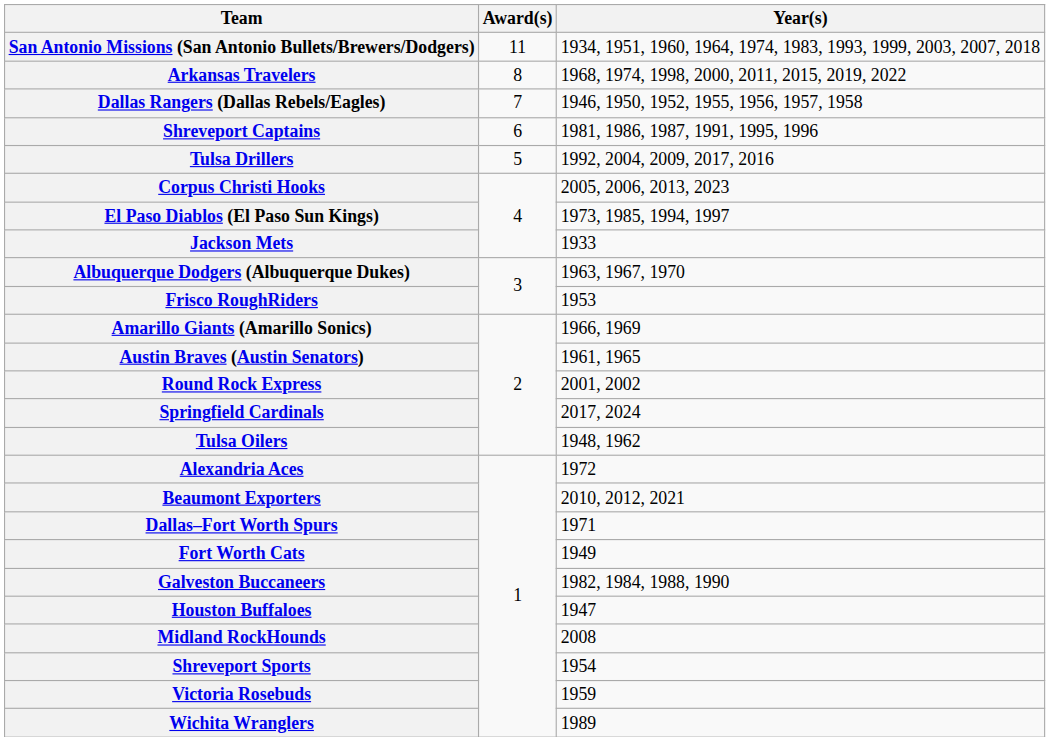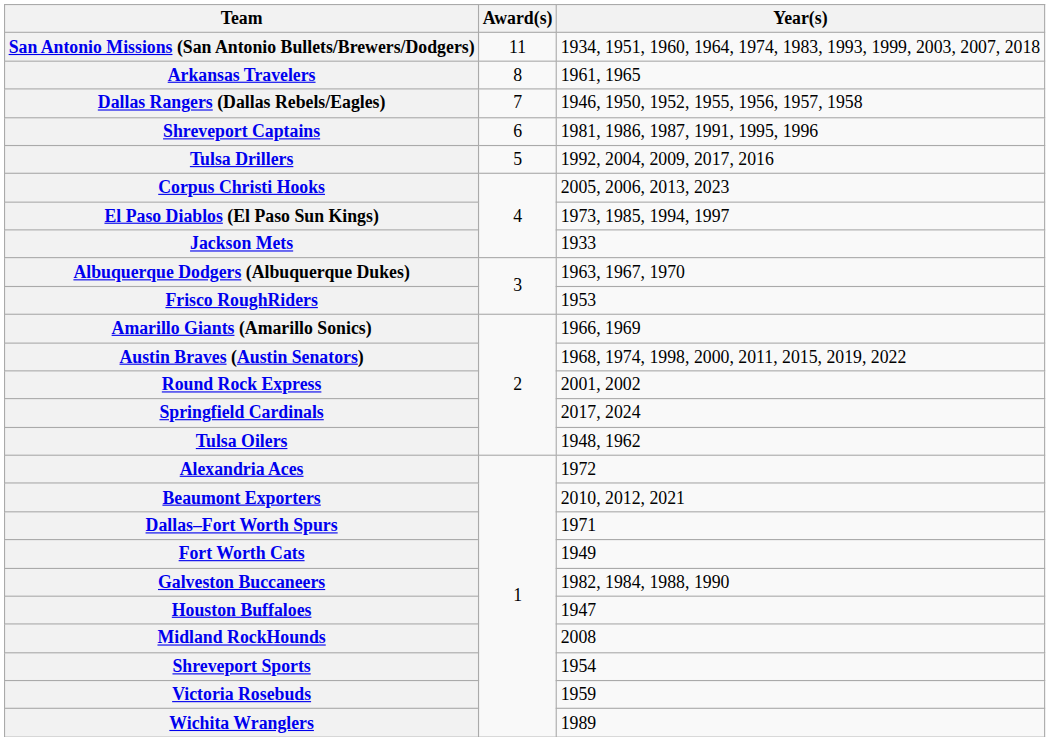(734, 74) 1968, 1974, 1998, 2000, 2011, 2015, 2019, 2022 -> (601, 74) 1961, 1965
(601, 356) 1961, 1965 -> (734, 356) 1968, 1974, 1998, 2000, 2011, 2015, 2019, 2022
